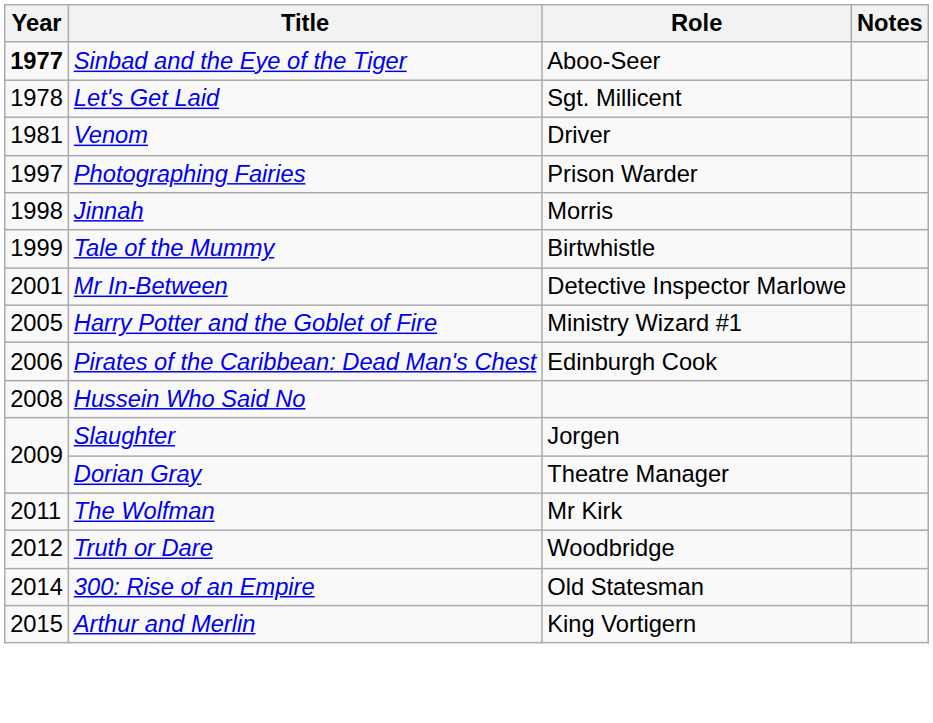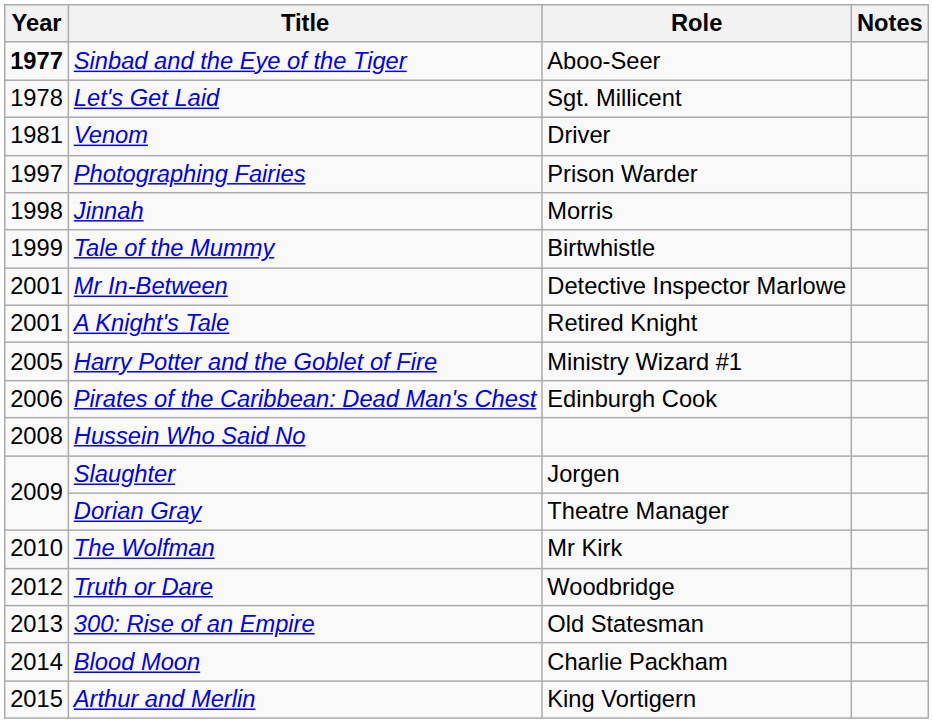+ row: (152, 323)
(36, 511) 2011 -> (37, 549) 2010
(37, 586) 2014 -> (37, 624) 2013
+ row: (137, 661)
